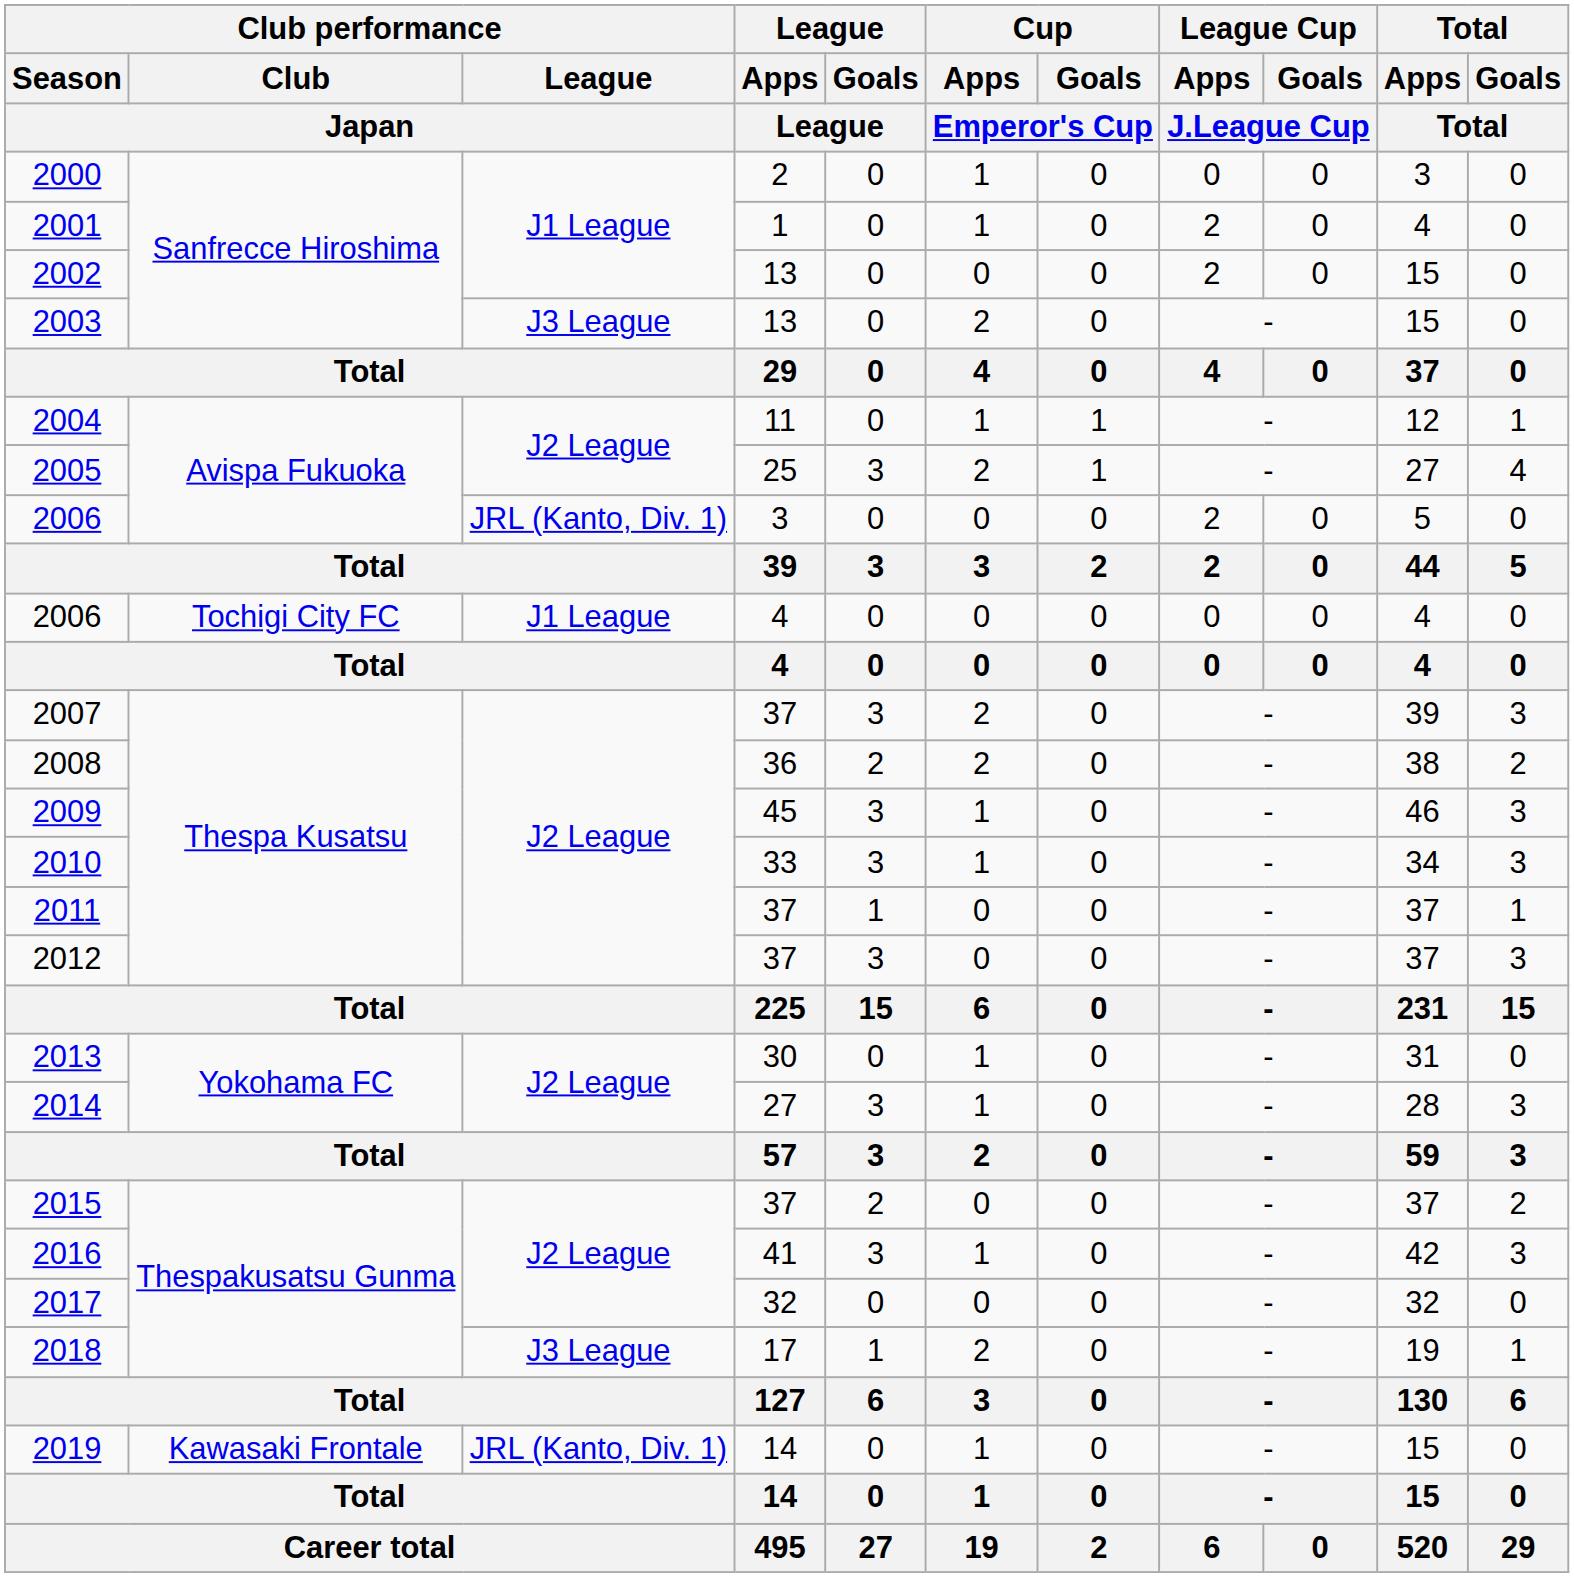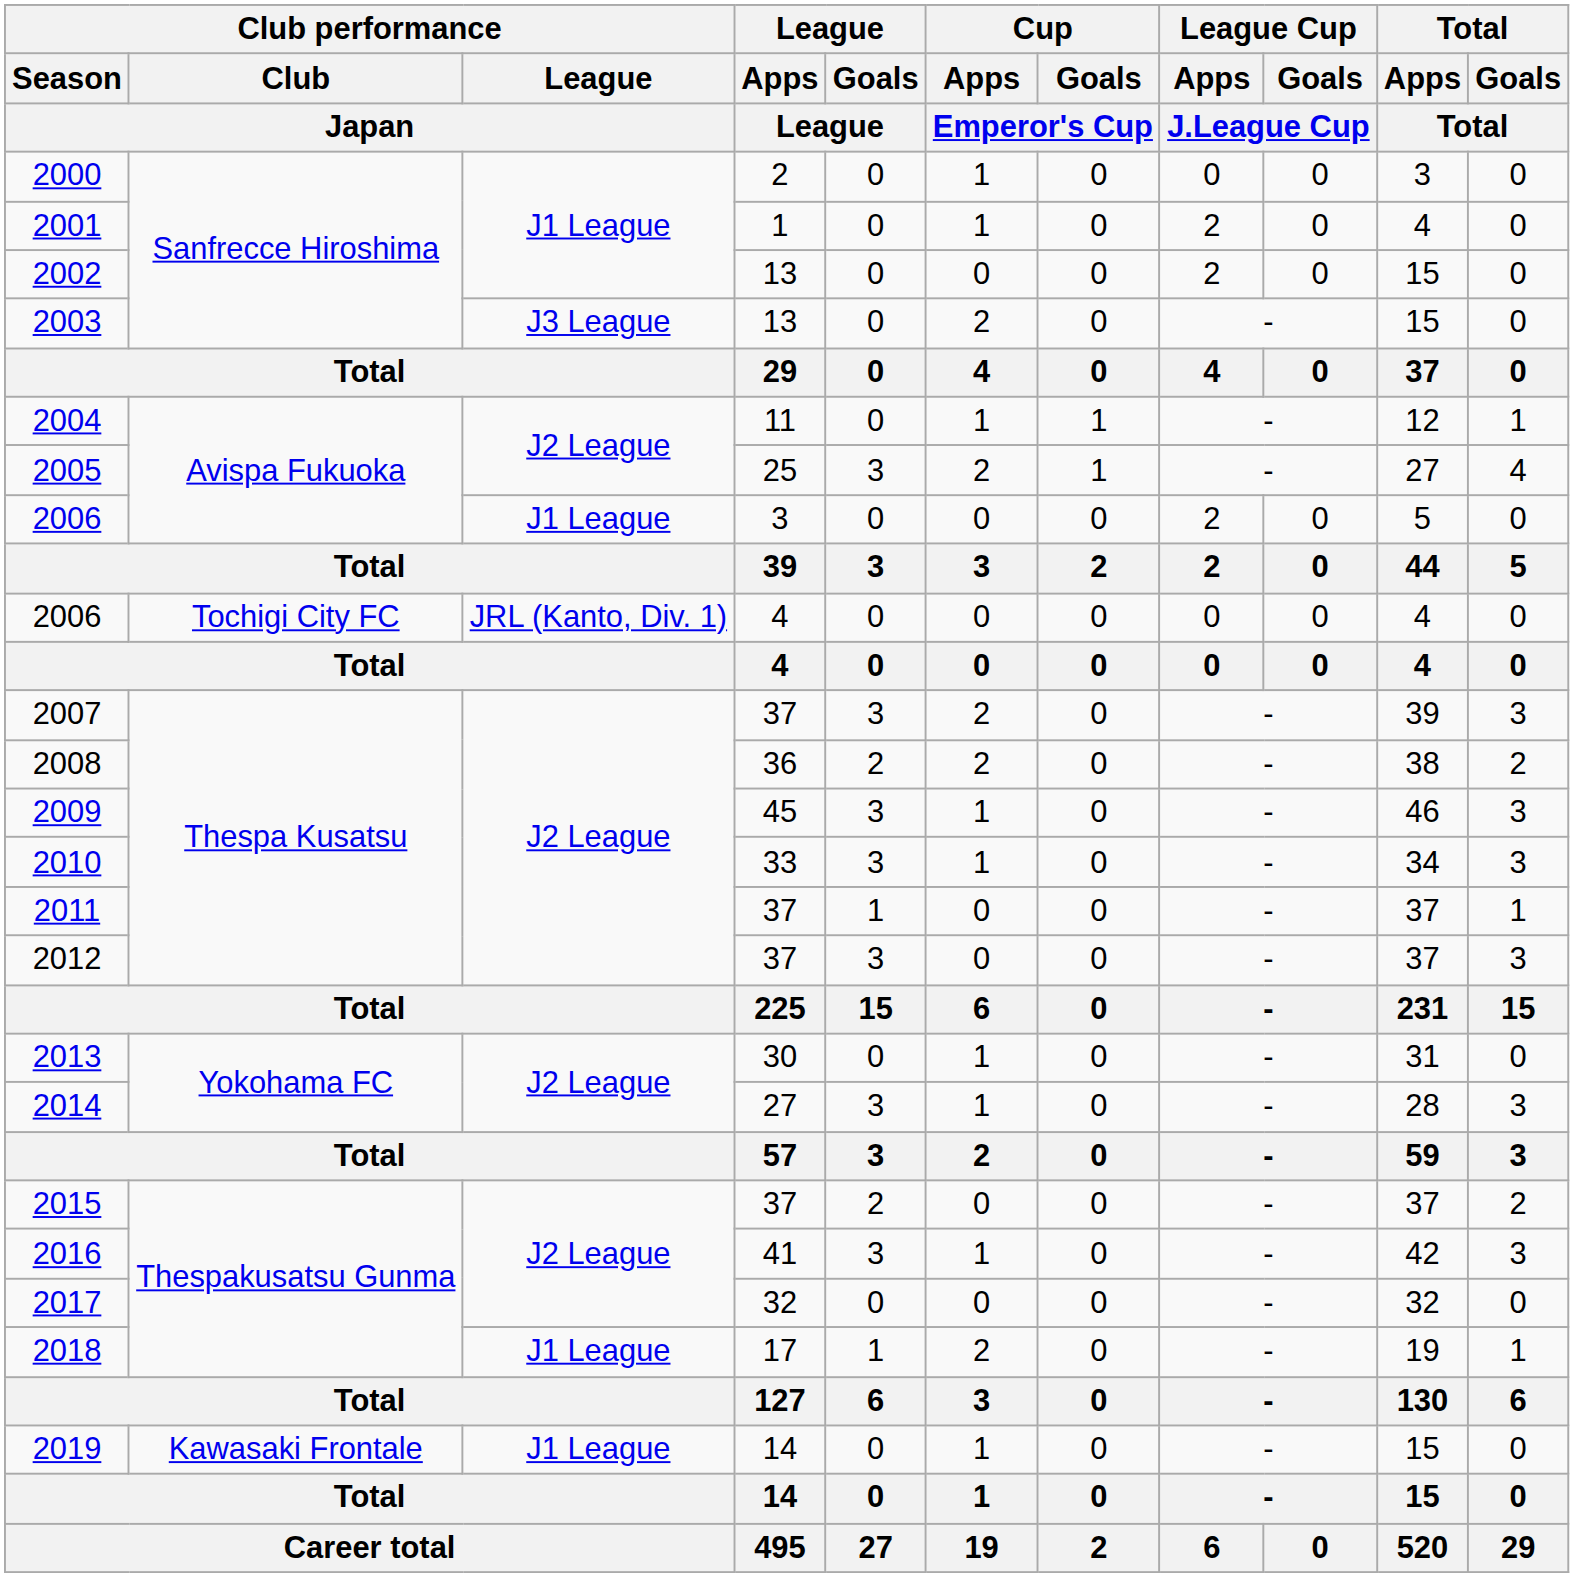(598, 518) JRL (Kanto, Div. 1) -> (598, 518) J1 League
(598, 616) J1 League -> (598, 616) JRL (Kanto, Div. 1)
(598, 1351) J3 League -> (598, 1351) J1 League
(598, 1449) JRL (Kanto, Div. 1) -> (598, 1449) J1 League
